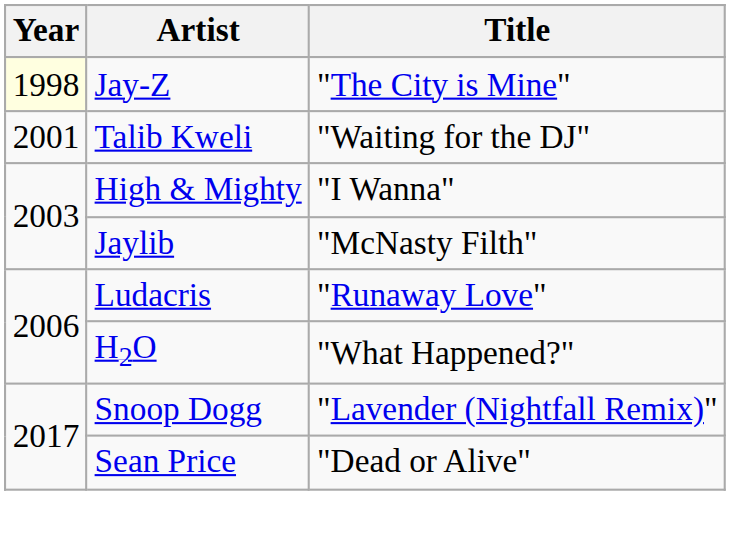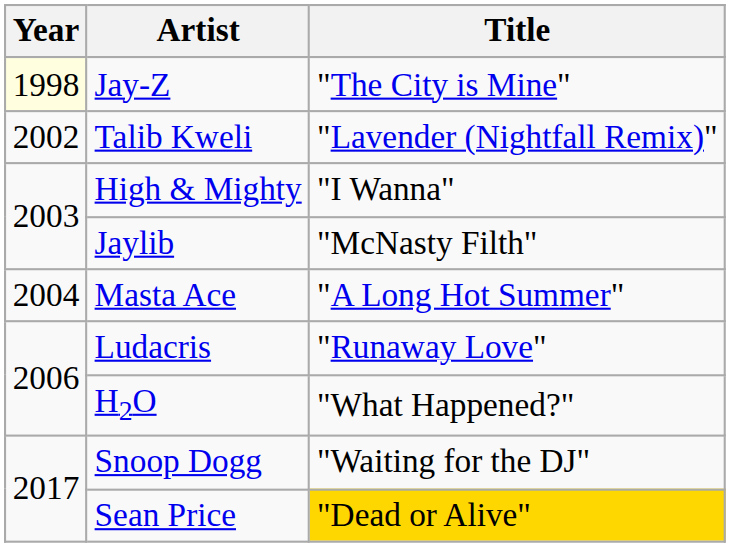(46, 136) 2001 -> (46, 136) 2002
(454, 136) "Waiting for the DJ" -> (517, 136) "Lavender (Nightfall Remix)"
+ row: (165, 294)
(517, 409) "Lavender (Nightfall Remix)" -> (454, 461) "Waiting for the DJ"
(424, 461) no background -> (424, 514) gold background
